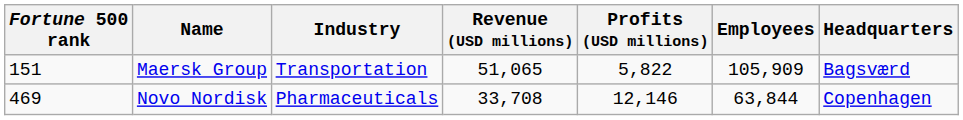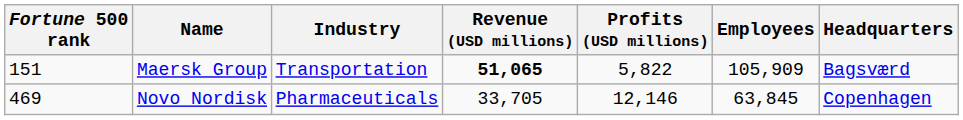(510, 70) normal -> (510, 70) bold
(510, 99) 33,708 -> (510, 99) 33,705
(766, 99) 63,844 -> (766, 99) 63,845
